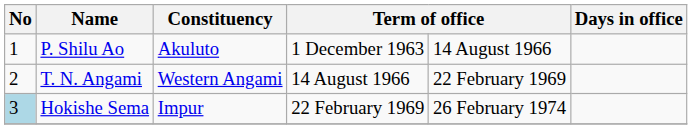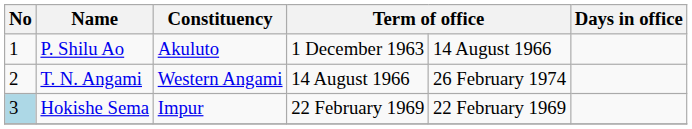(499, 78) 22 February 1969 -> (499, 78) 26 February 1974
(499, 108) 26 February 1974 -> (499, 108) 22 February 1969
